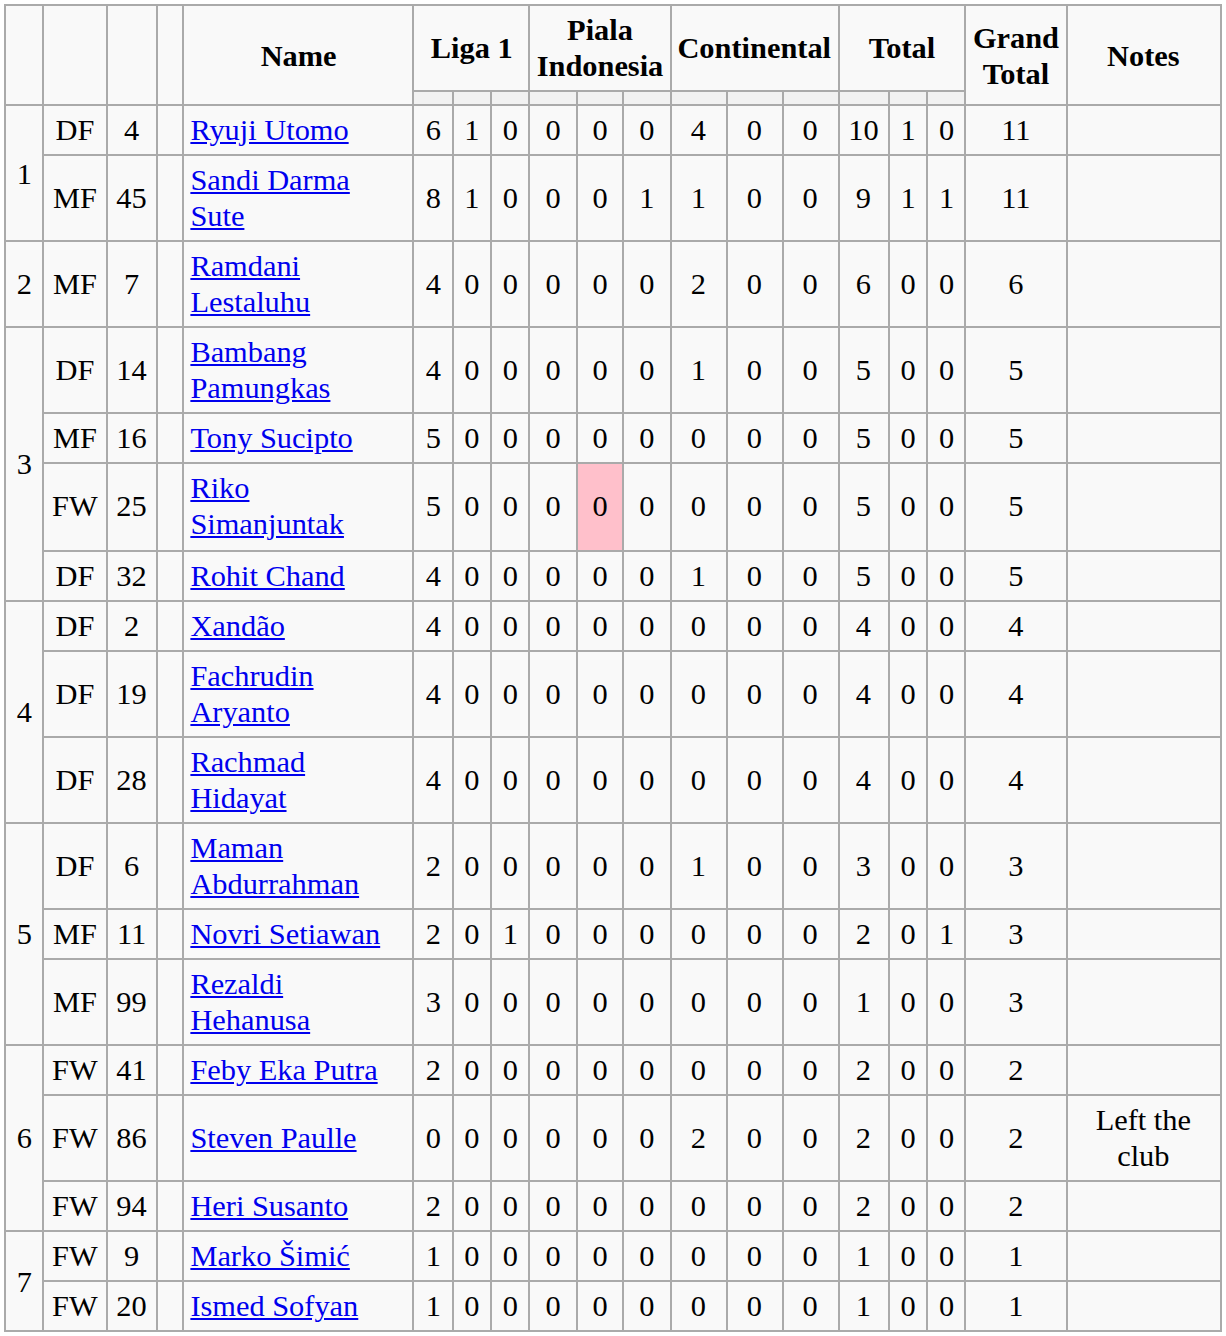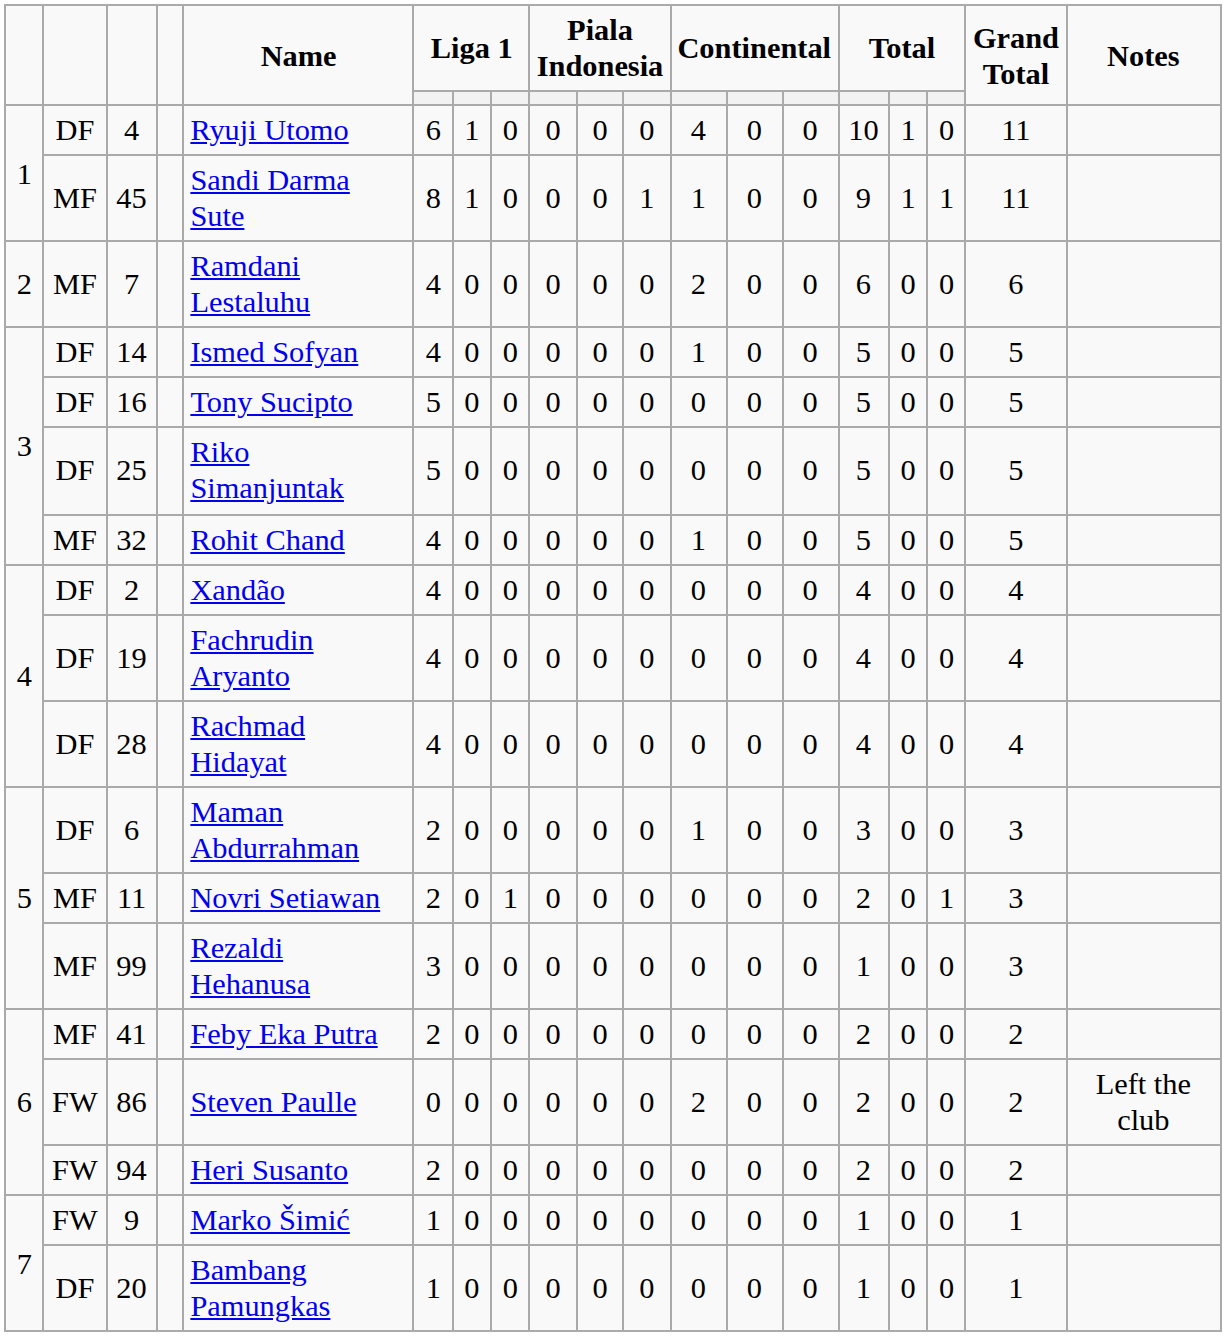(260, 370) Bambang Pamungkas -> (274, 352) Ismed Sofyan
(75, 438) MF -> (75, 402) DF
(75, 506) FW -> (75, 470) DF
(600, 506) pink background -> (600, 470) no background
(75, 574) DF -> (75, 538) MF
(75, 1069) FW -> (75, 1033) MF
(75, 1306) FW -> (75, 1288) DF
(274, 1306) Ismed Sofyan -> (260, 1288) Bambang Pamungkas
